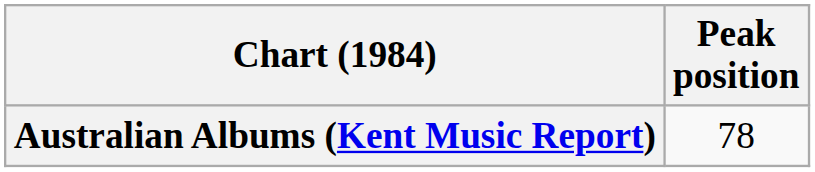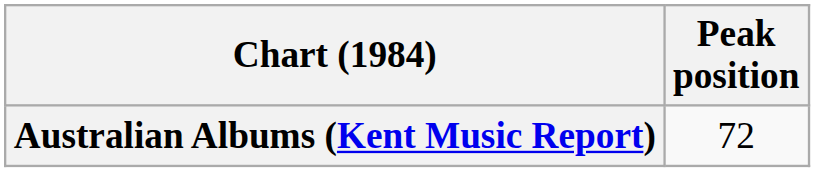(736, 135) 78 -> (736, 135) 72
